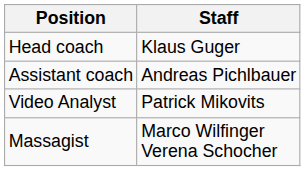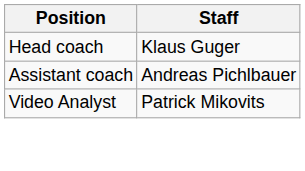- row: (49, 141)
